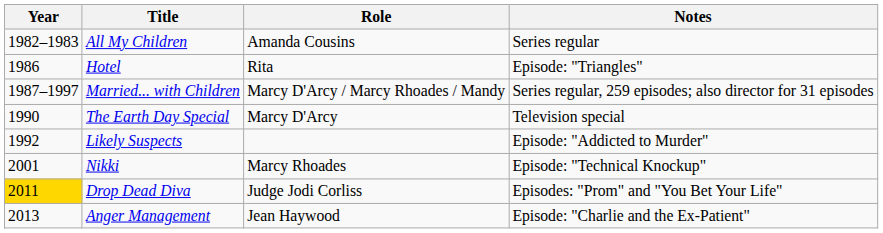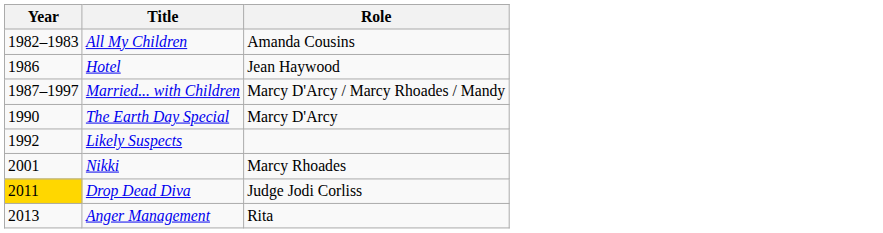- column: (693, 16)
(260, 66) Rita -> (294, 66) Jean Haywood
(294, 215) Jean Haywood -> (260, 215) Rita
